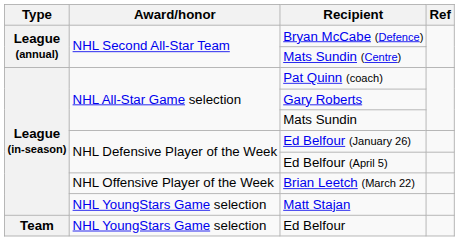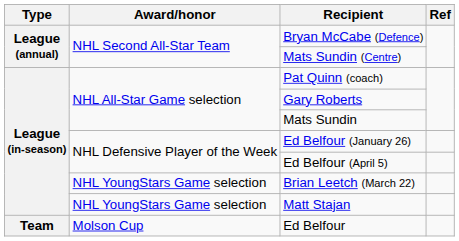(173, 183) NHL Offensive Player of the Week -> (169, 183) NHL YoungStars Game selection
(169, 225) NHL YoungStars Game selection -> (108, 225) Molson Cup
